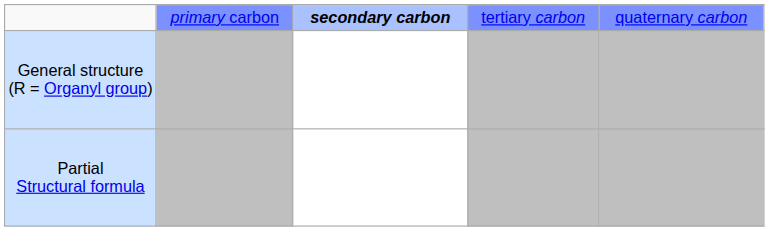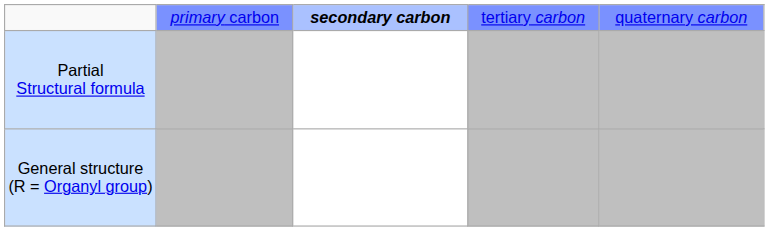rows swapped: (80, 80) <-> (80, 178)
